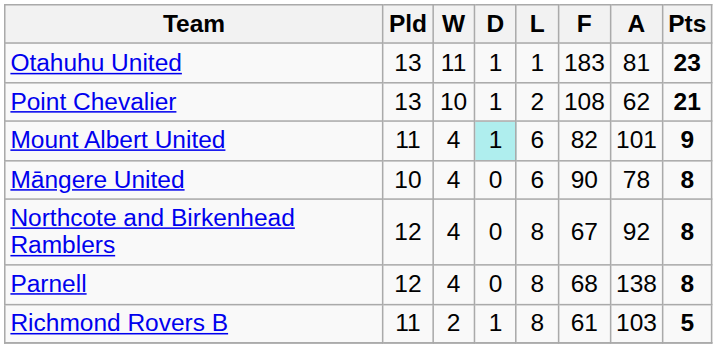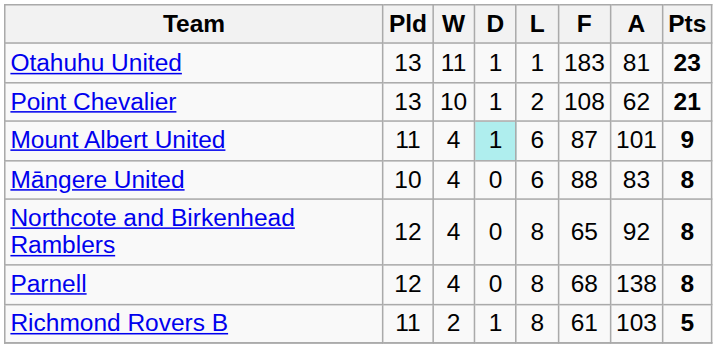(584, 140) 82 -> (584, 140) 87
(584, 179) 90 -> (584, 179) 88
(636, 179) 78 -> (636, 179) 83
(584, 231) 67 -> (584, 231) 65
